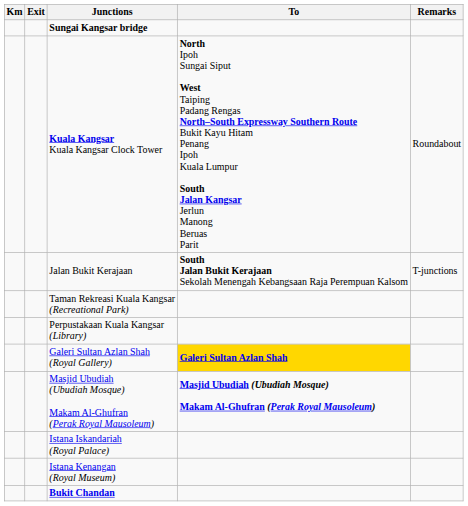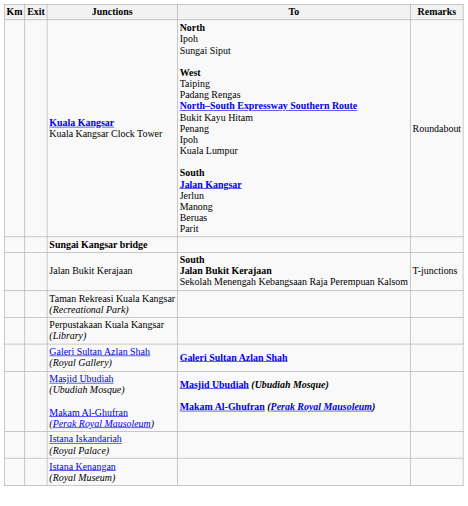rows swapped: (106, 144) <-> (98, 28)
(234, 357) gold background -> (234, 357) no background
- row: (82, 493)
